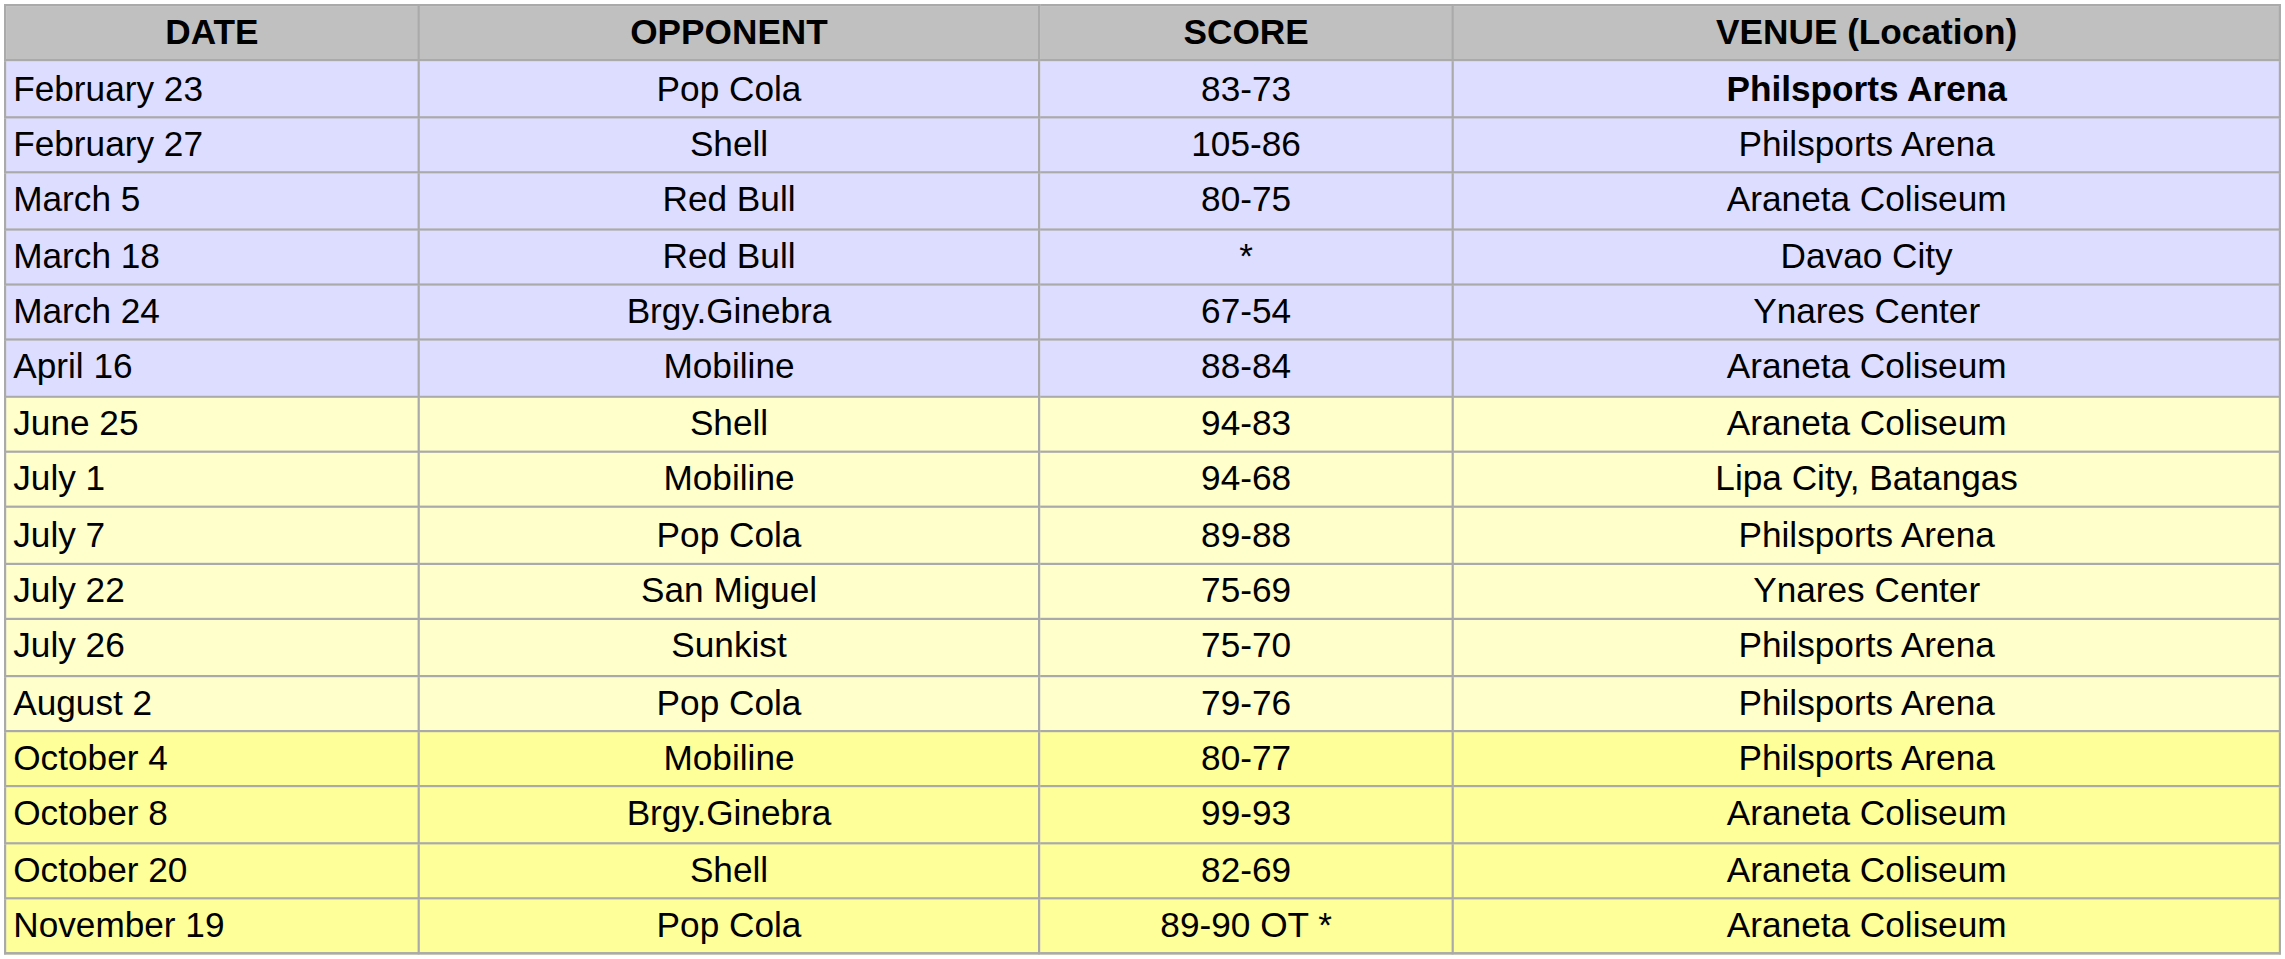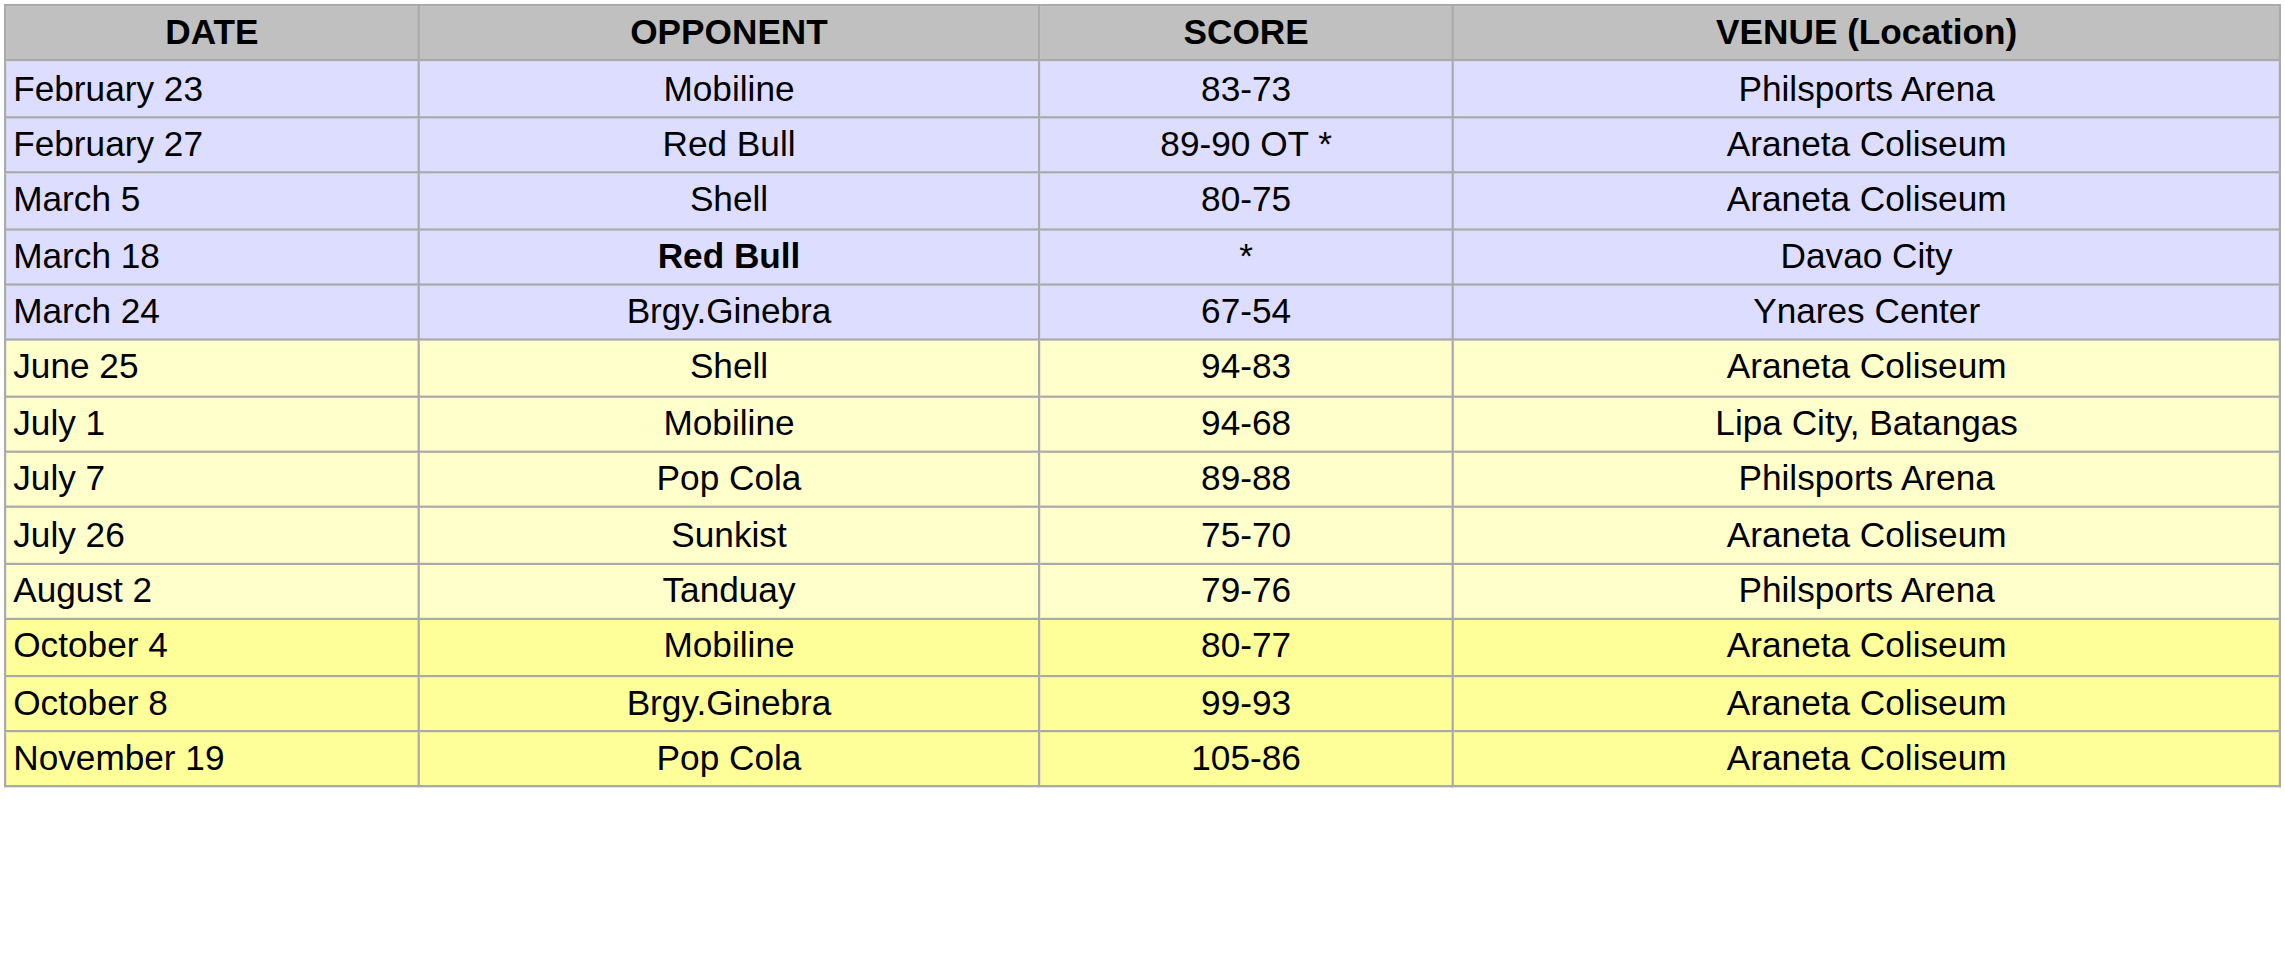(729, 88) Pop Cola -> (729, 88) Mobiline
(1867, 88) bold -> (1867, 88) normal
(729, 144) Shell -> (729, 144) Red Bull
(1246, 144) 105-86 -> (1246, 144) 89-90 OT *
(1867, 144) Philsports Arena -> (1867, 144) Araneta Coliseum
(729, 199) Red Bull -> (729, 199) Shell
(729, 255) normal -> (729, 255) bold
- row: (73, 367)
- row: (69, 590)
(1867, 646) Philsports Arena -> (1867, 534) Araneta Coliseum
(729, 702) Pop Cola -> (729, 590) Tanduay
(1867, 758) Philsports Arena -> (1867, 646) Araneta Coliseum
- row: (100, 869)
(1246, 925) 89-90 OT * -> (1246, 758) 105-86
